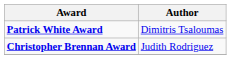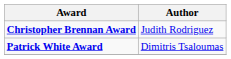rows swapped: (71, 46) <-> (55, 29)
